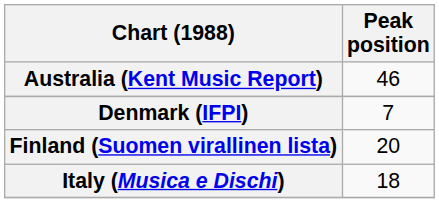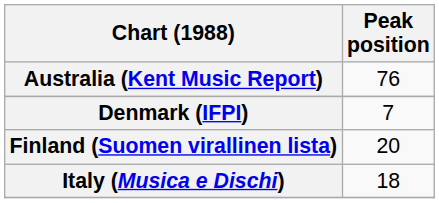(388, 79) 46 -> (388, 79) 76
